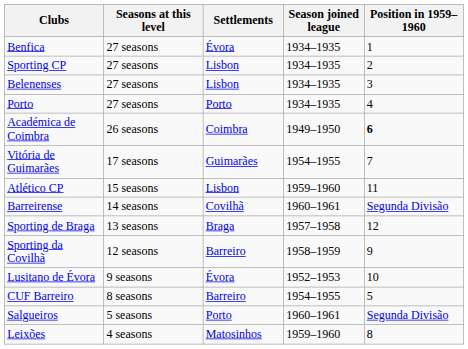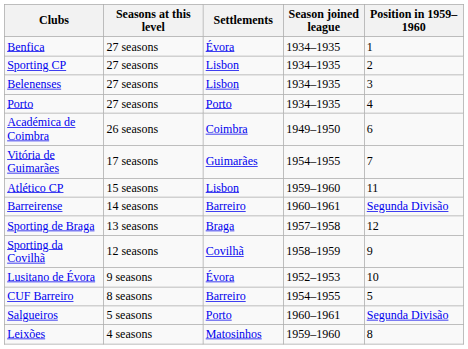(370, 129) bold -> (370, 129) normal
(225, 206) Covilhã -> (226, 206) Barreiro
(226, 251) Barreiro -> (225, 251) Covilhã
